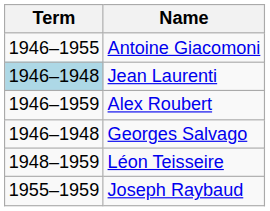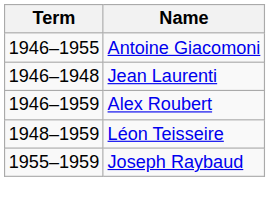(54, 76) lightblue background -> (54, 76) no background
- row: (177, 133)
